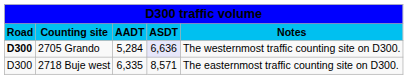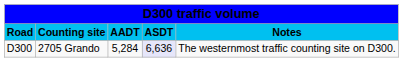(19, 49) bold -> (19, 49) normal
- row: (74, 65)
